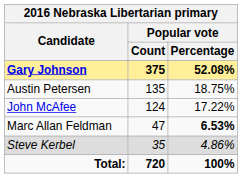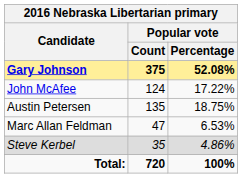rows swapped: (49, 88) <-> (42, 107)
(218, 126) bold -> (218, 126) normal
